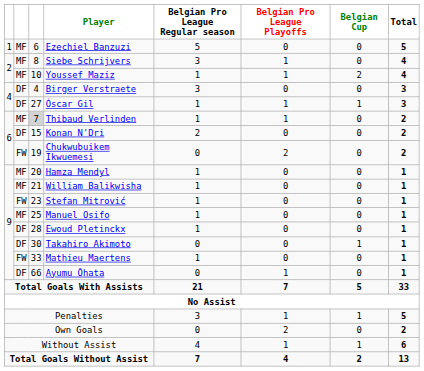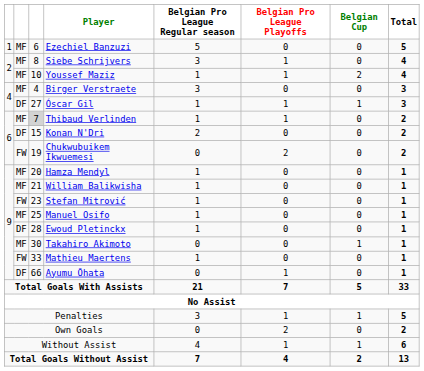(21, 90) DF -> (21, 90) MF
(21, 244) DF -> (21, 244) MF
